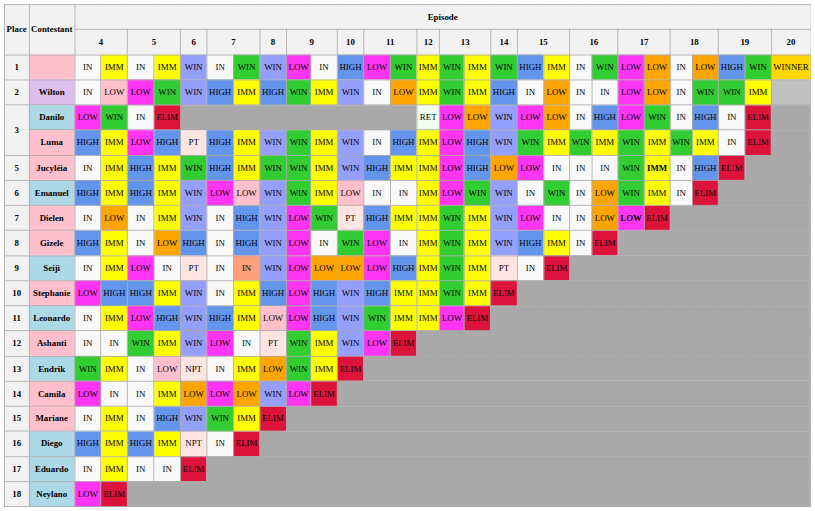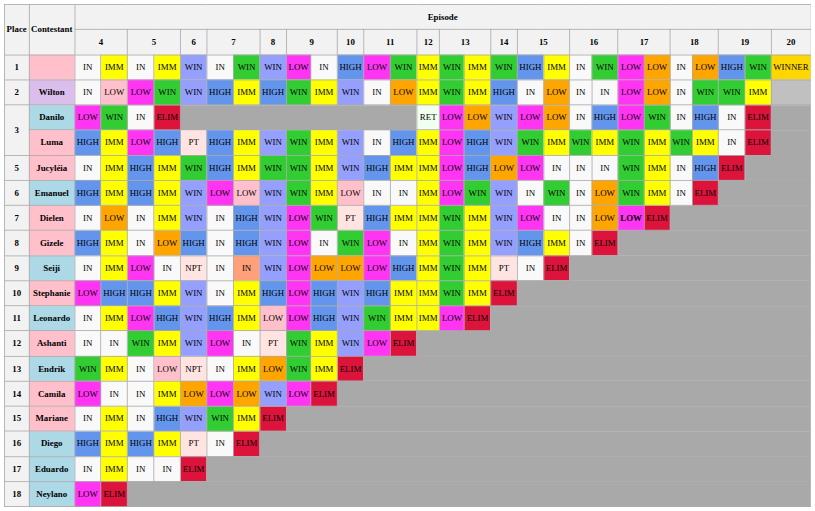(657, 167) bold -> (657, 167) normal
(194, 268) PT -> (194, 268) NPT
(194, 443) NPT -> (194, 443) PT
